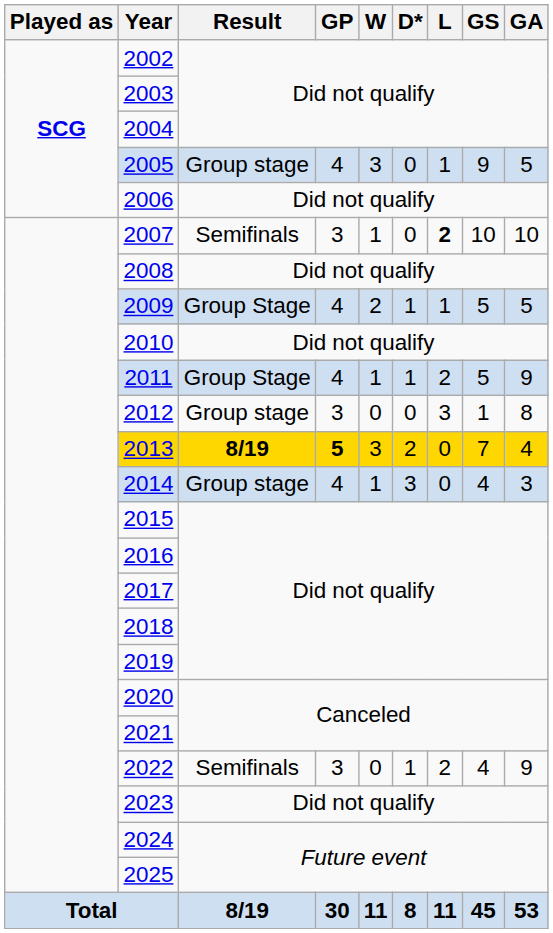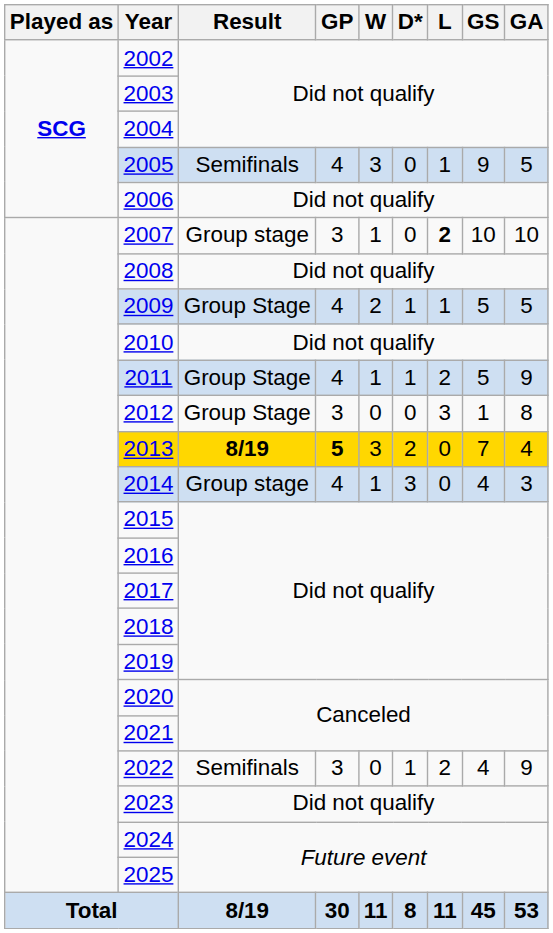(247, 164) Group stage -> (247, 164) Semifinals
(247, 235) Semifinals -> (247, 235) Group stage
(247, 413) Group stage -> (247, 413) Group Stage
